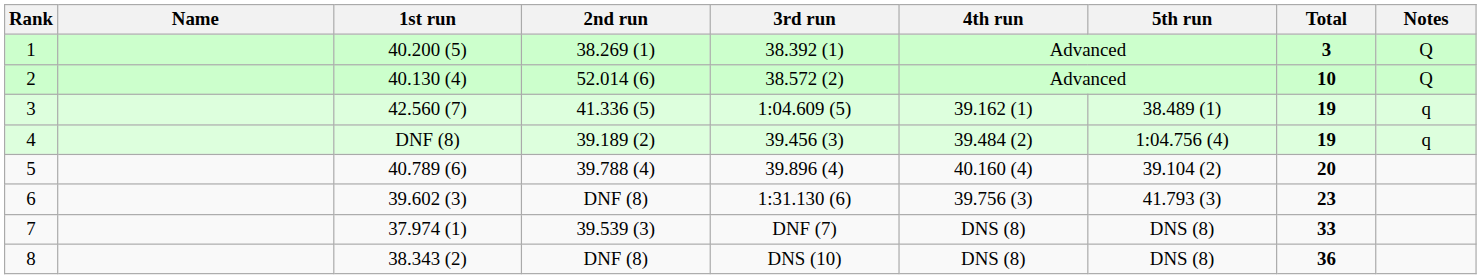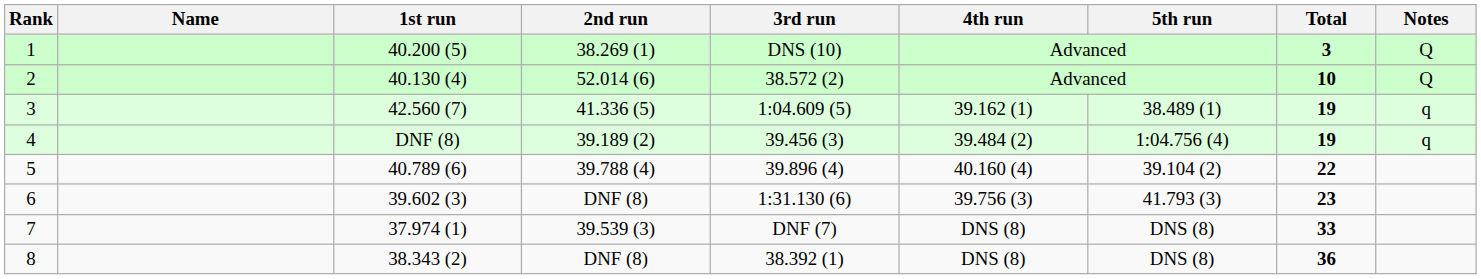(805, 49) 38.392 (1) -> (805, 49) DNS (10)
(1326, 169) 20 -> (1326, 169) 22
(805, 259) DNS (10) -> (805, 259) 38.392 (1)
